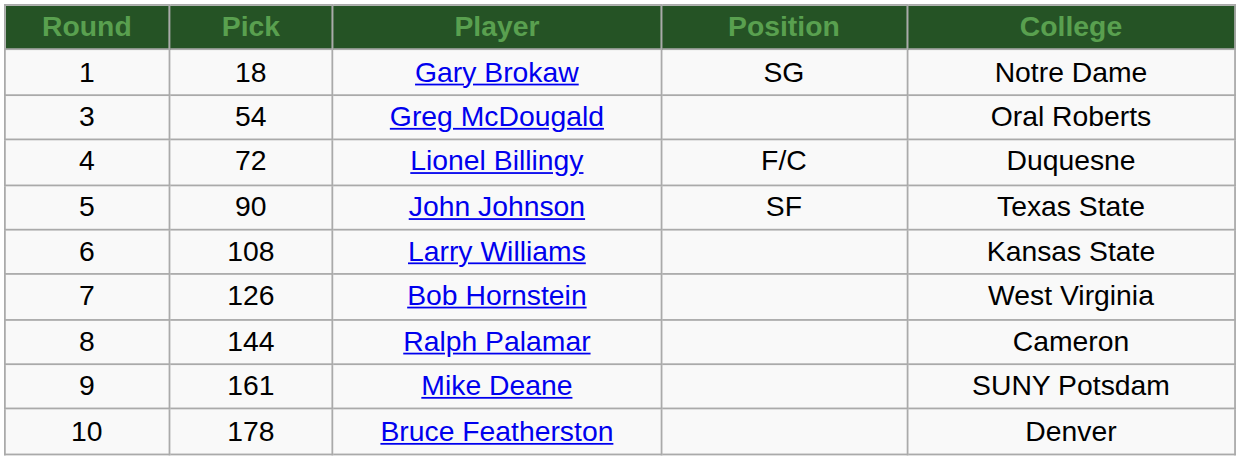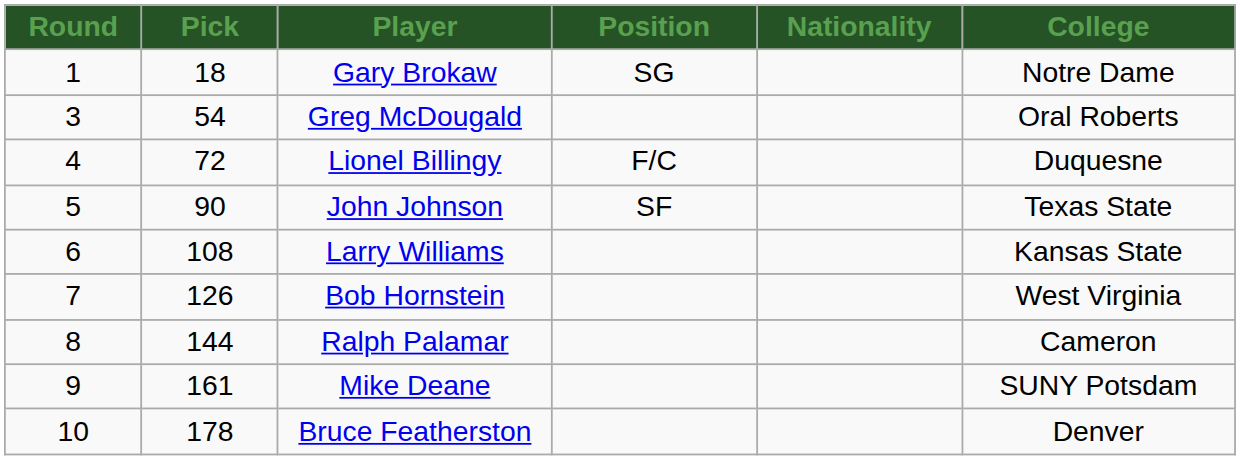+ column: (859, 26)
